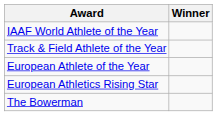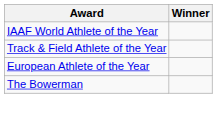- row: (83, 84)
